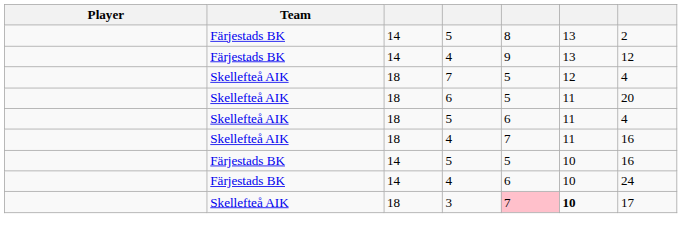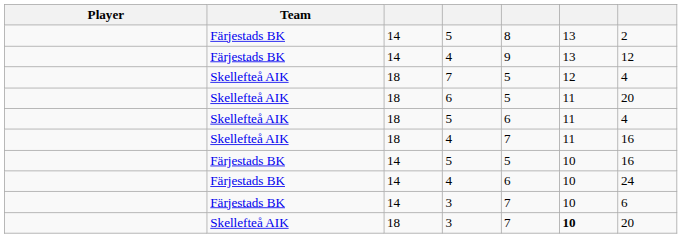+ row: (248, 202)
(507, 202) pink background -> (507, 222) no background
(628, 202) 17 -> (628, 222) 20
